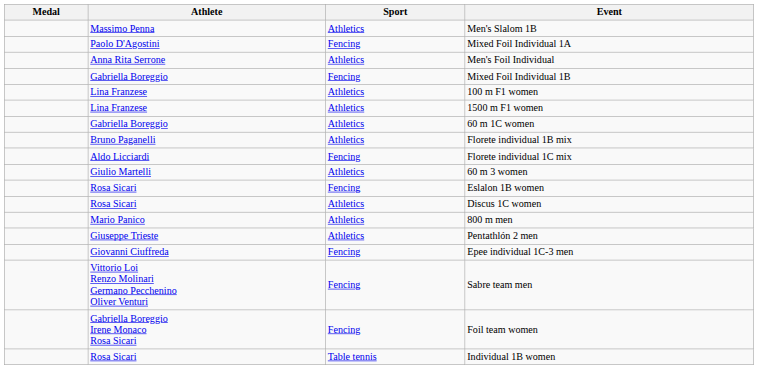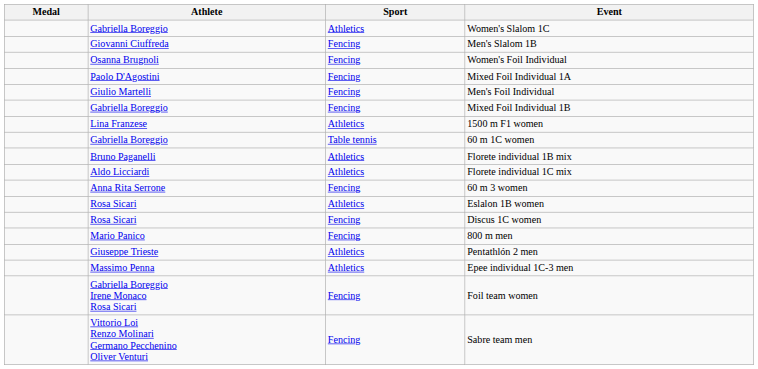+ row: (508, 28)
(122, 28) Massimo Penna -> (129, 44) Giovanni Ciuffreda
(346, 28) Athletics -> (344, 44) Fencing
+ row: (517, 60)
(128, 60) Anna Rita Serrone -> (121, 92) Giulio Martelli
(346, 60) Athletics -> (344, 92) Fencing
- row: (503, 92)
(346, 124) Athletics -> (352, 140) Table tennis
(344, 156) Fencing -> (346, 172) Athletics
(121, 172) Giulio Martelli -> (128, 188) Anna Rita Serrone
(346, 172) Athletics -> (344, 188) Fencing
(344, 188) Fencing -> (346, 204) Athletics
(346, 204) Athletics -> (344, 220) Fencing
(346, 220) Athletics -> (344, 236) Fencing
(129, 252) Giovanni Ciuffreda -> (122, 268) Massimo Penna
(344, 252) Fencing -> (346, 268) Athletics
rows swapped: (500, 285) <-> (503, 329)
- row: (511, 356)
